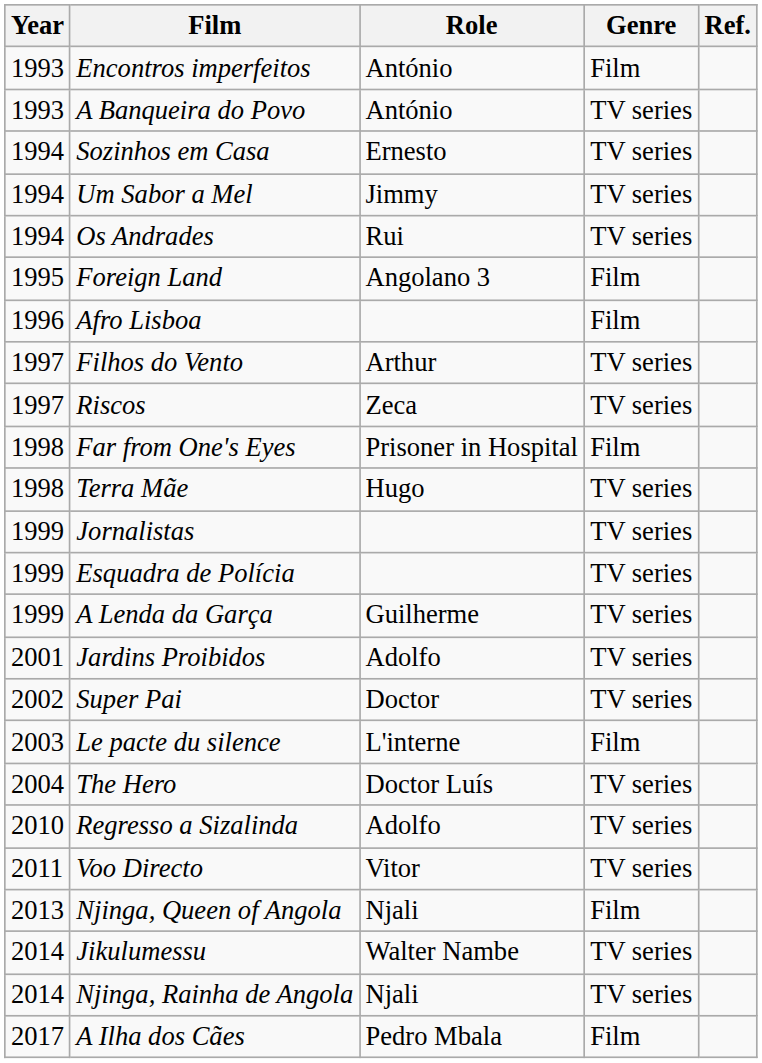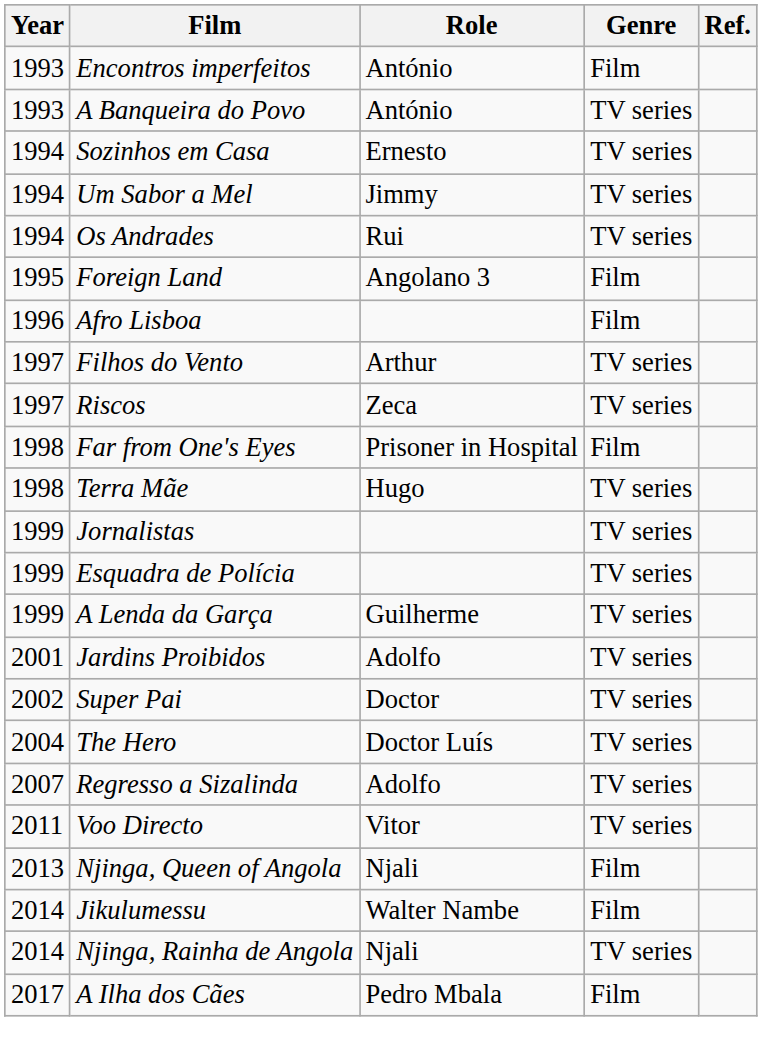- row: (178, 741)
(38, 825) 2010 -> (38, 783) 2007
(641, 952) TV series -> (615, 910) Film
